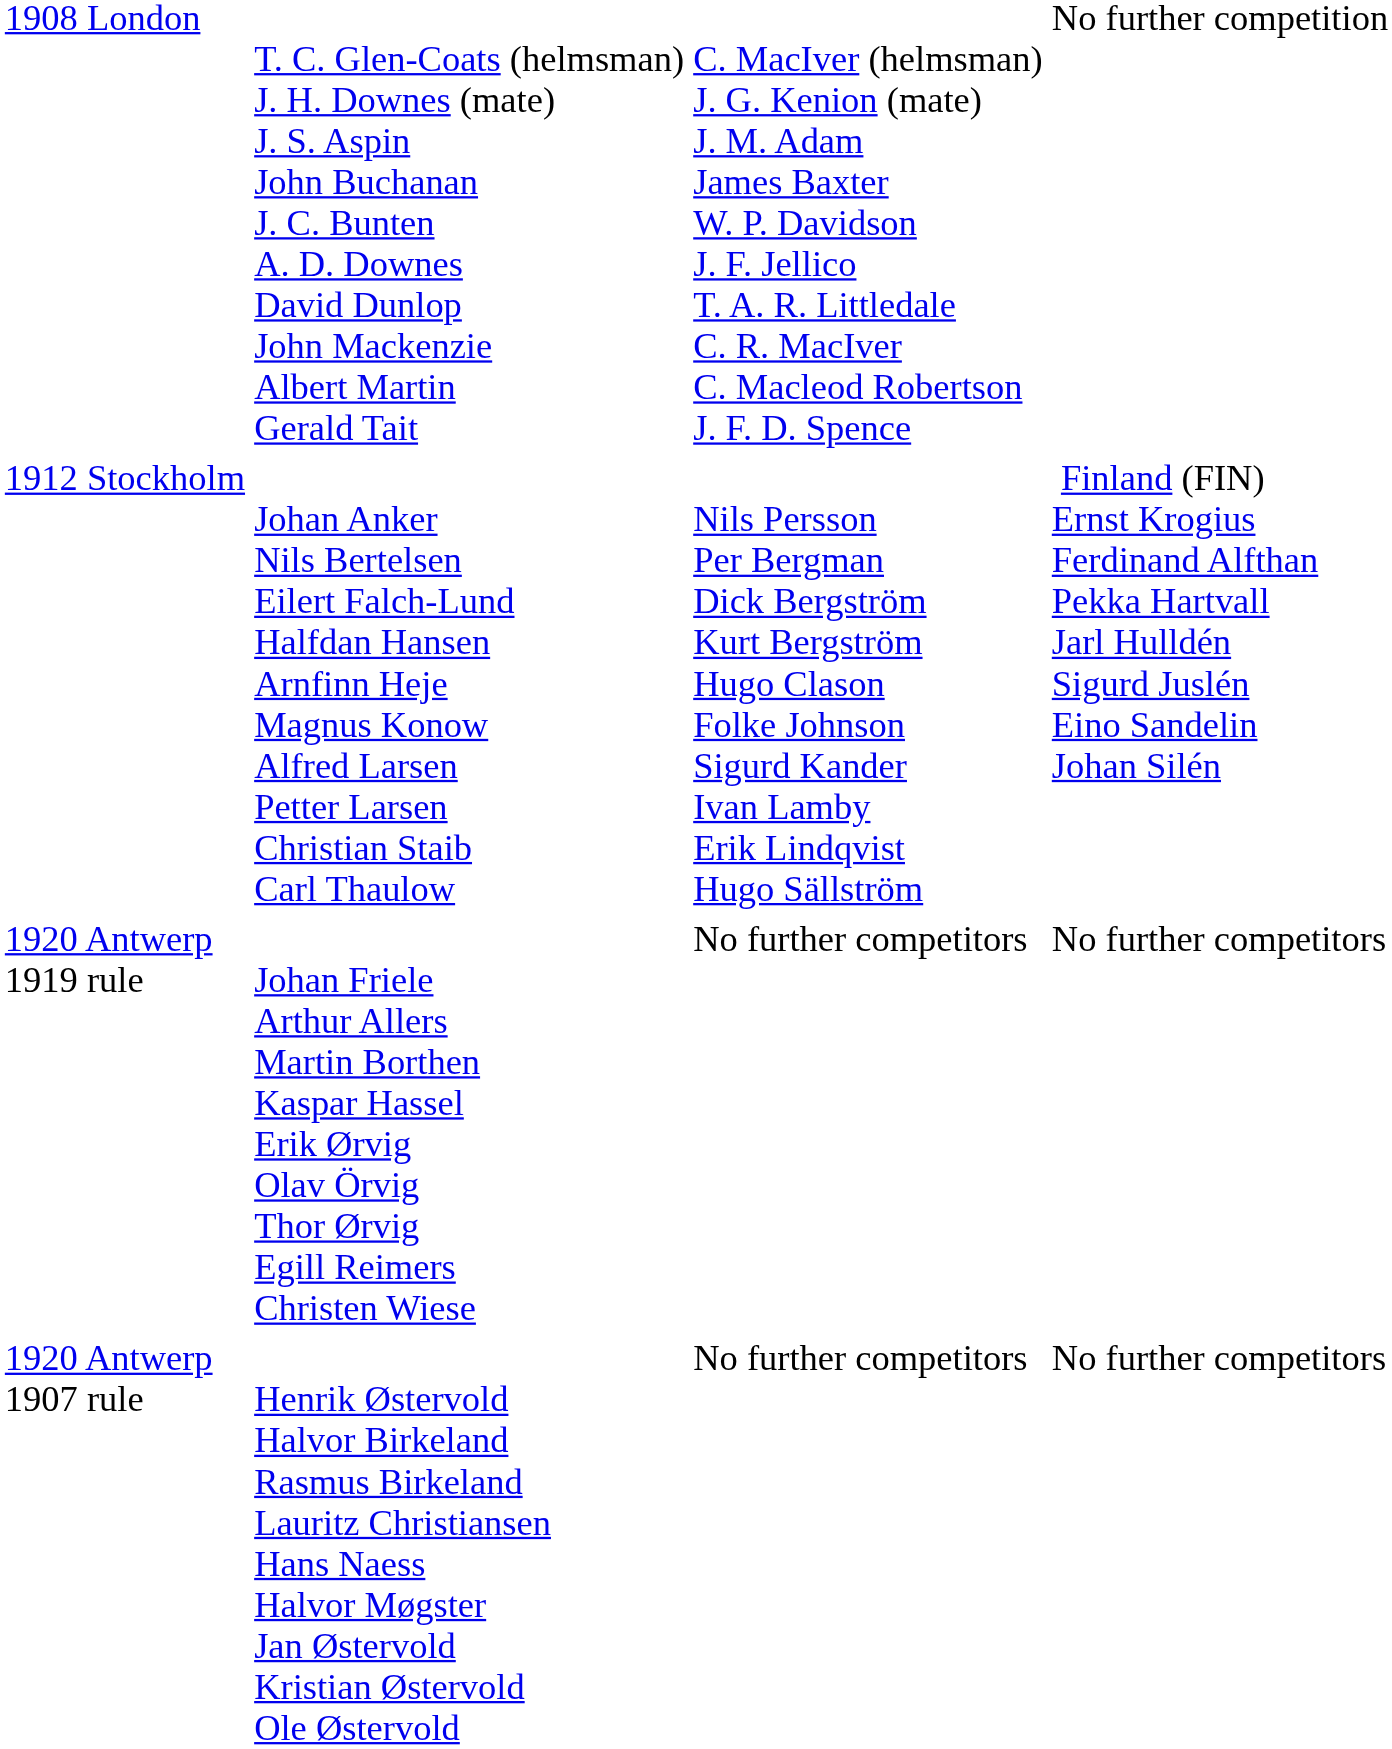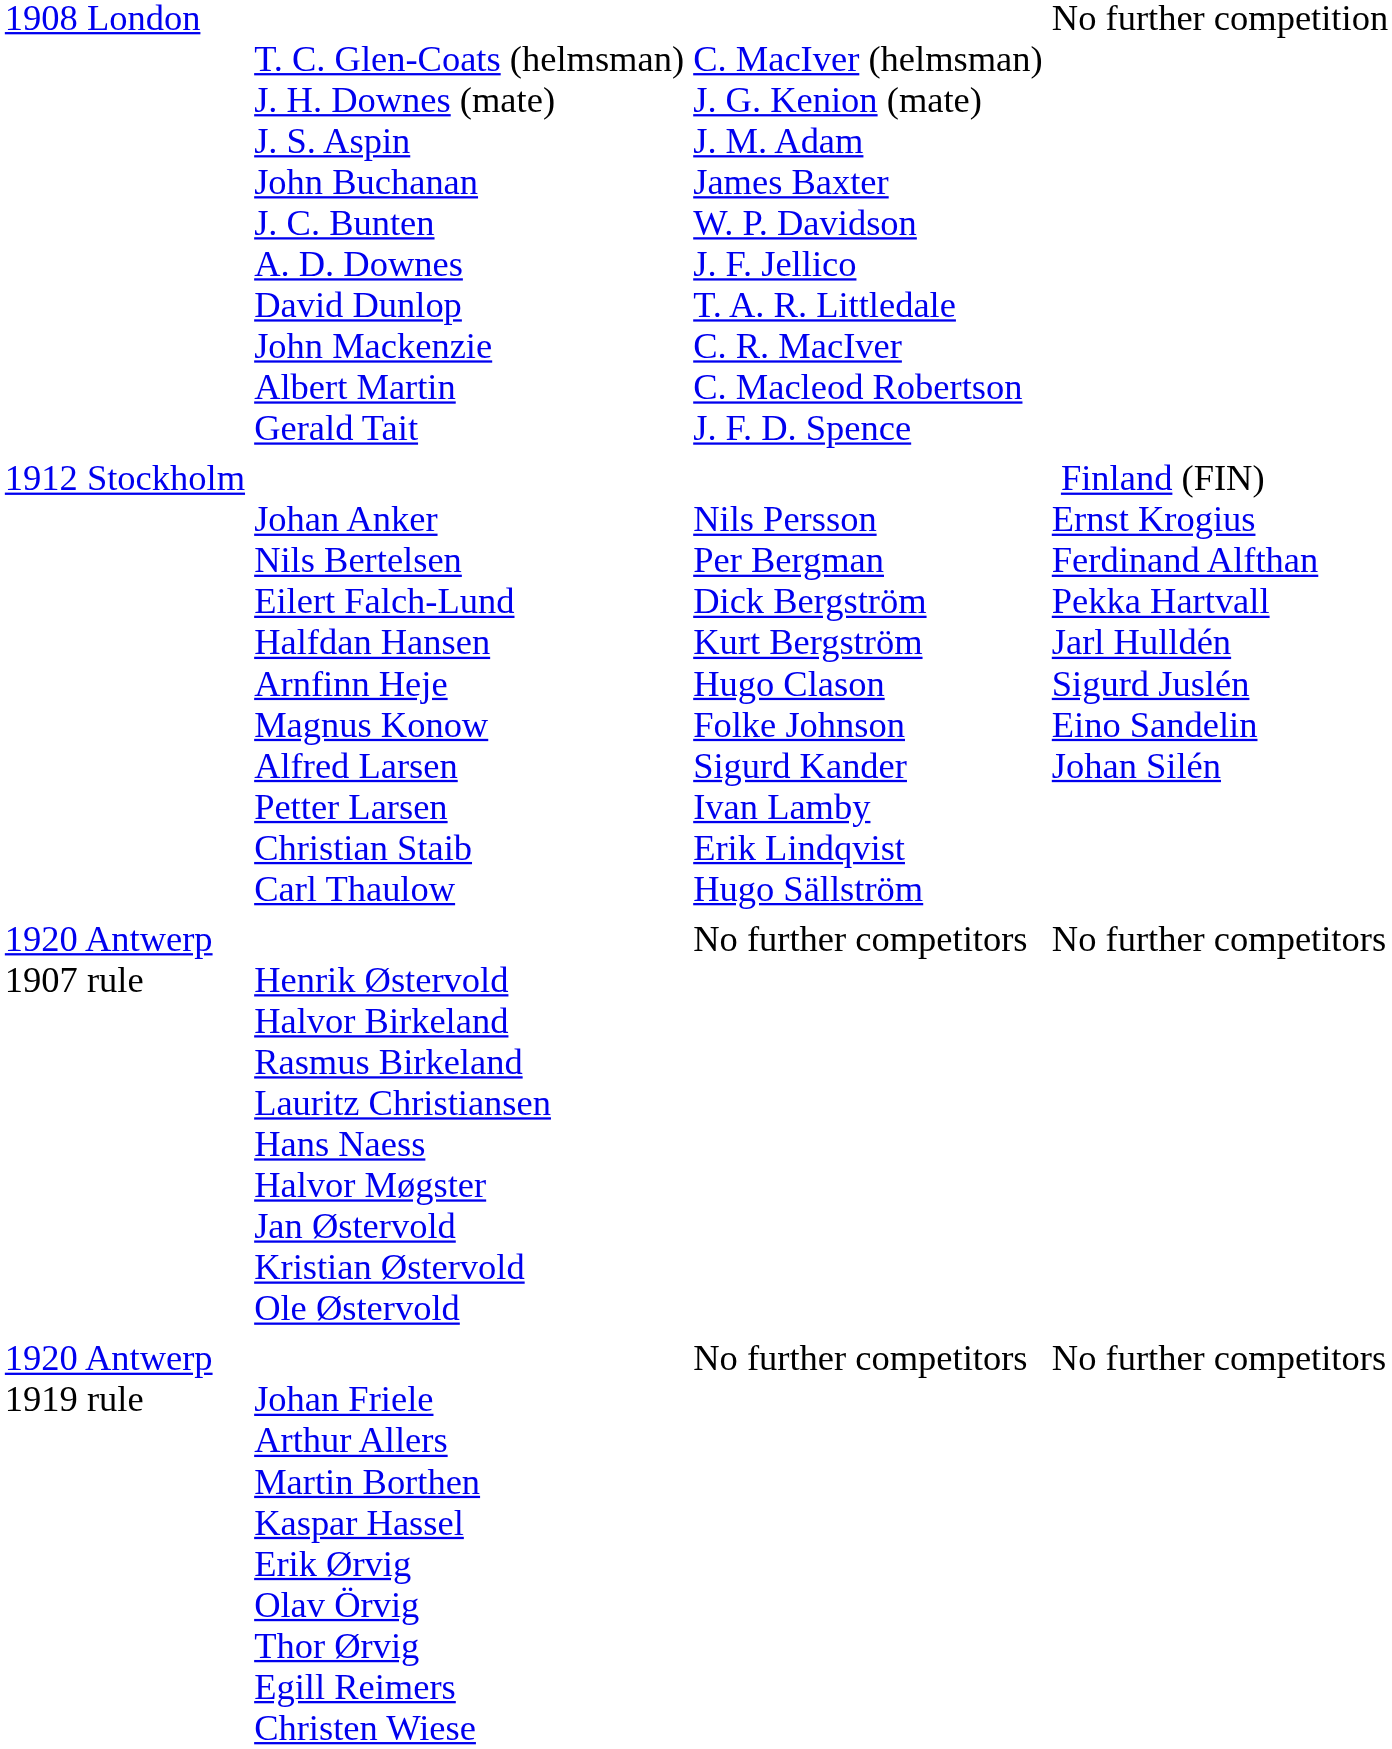rows swapped: (109, 1378) <-> (109, 959)
